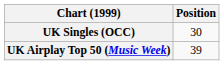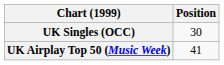(196, 50) 39 -> (196, 50) 41
